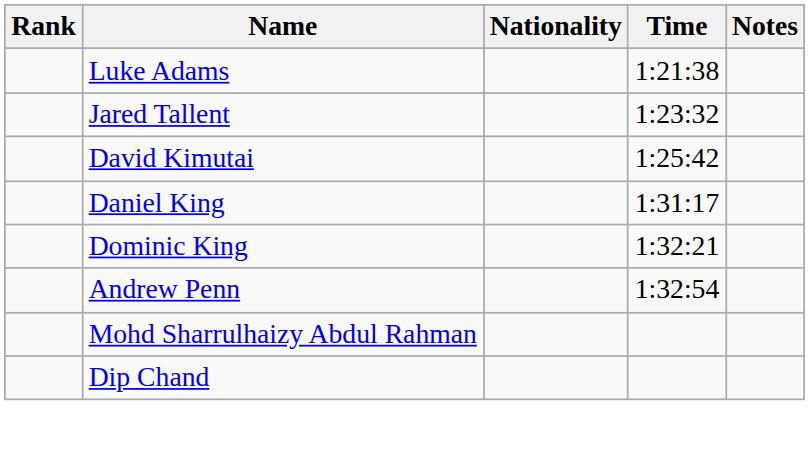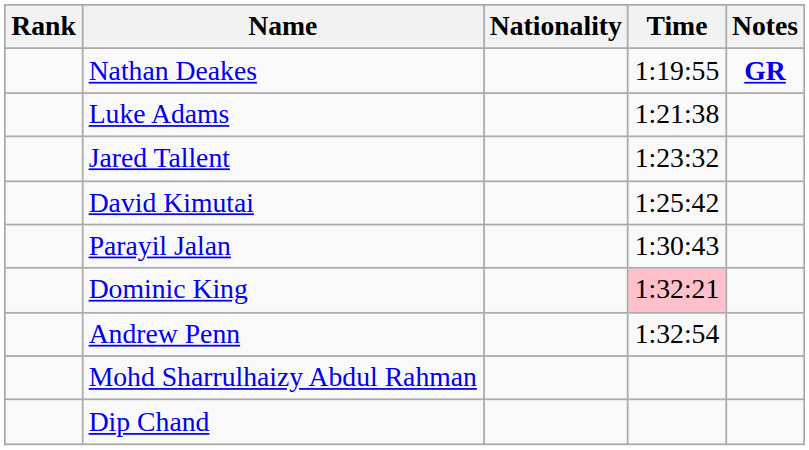+ row: (173, 70)
+ row: (160, 245)
- row: (157, 202)
(677, 245) no background -> (677, 289) pink background
